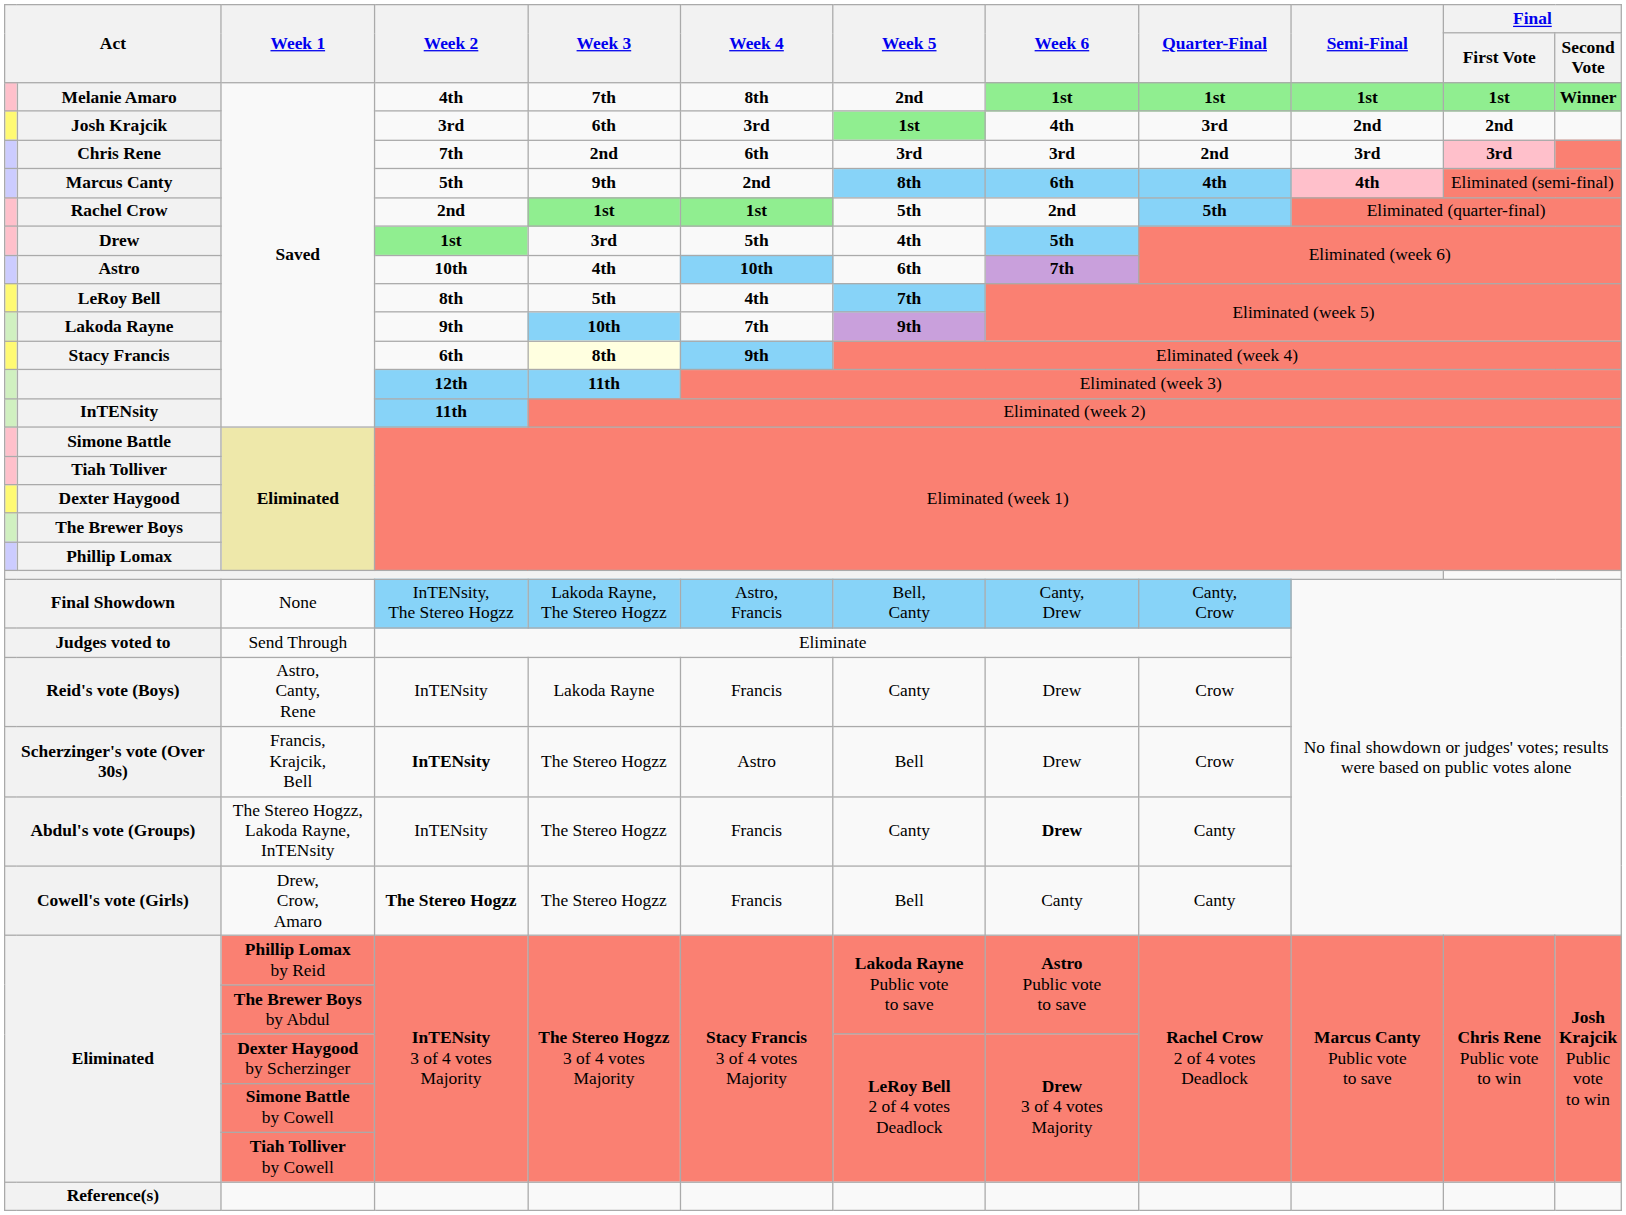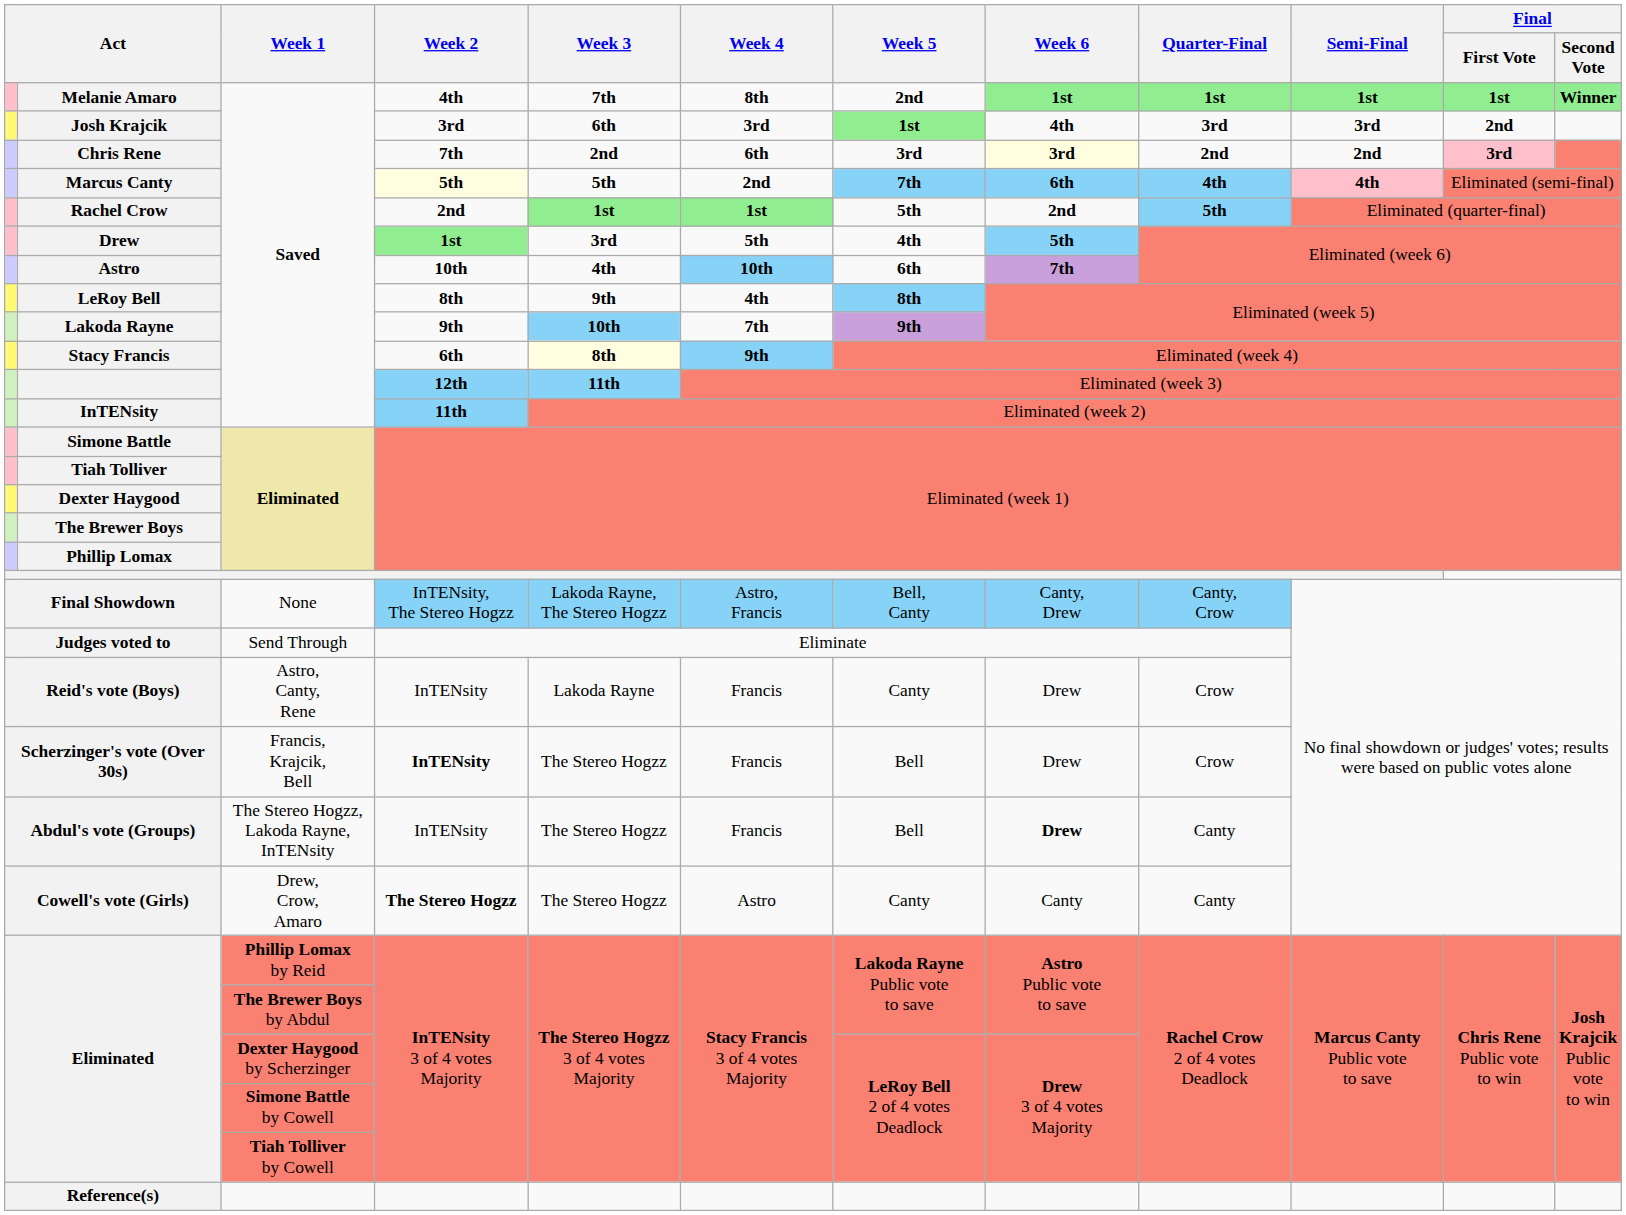(1367, 125) 2nd -> (1367, 125) 3rd
(1062, 153) no background -> (1062, 153) lightyellow background
(1367, 153) 3rd -> (1367, 153) 2nd
(451, 182) no background -> (451, 182) lightyellow background
(604, 182) 9th -> (604, 182) 5th
(909, 182) 8th -> (909, 182) 7th
(604, 297) 5th -> (604, 297) 9th
(909, 297) 7th -> (909, 297) 8th
(756, 760) Astro -> (756, 760) Francis
(909, 830) Canty -> (909, 830) Bell
(756, 900) Francis -> (756, 900) Astro
(909, 900) Bell -> (909, 900) Canty
